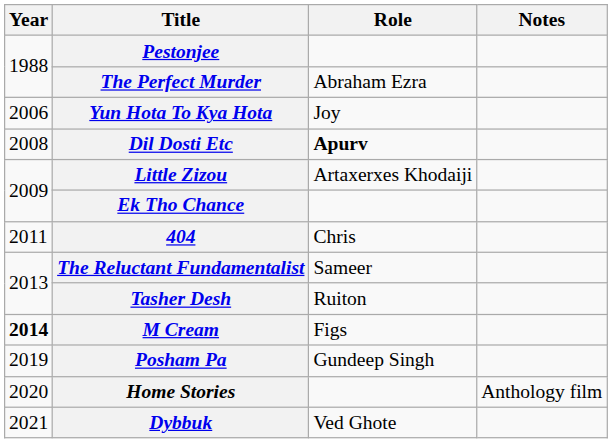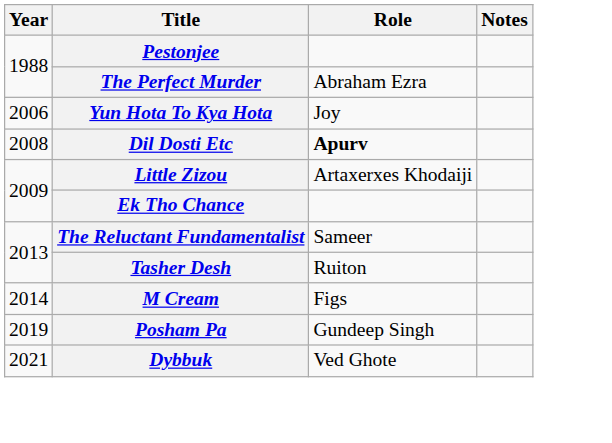- row: (181, 236)
(29, 329) bold -> (29, 298) normal
- row: (181, 391)
